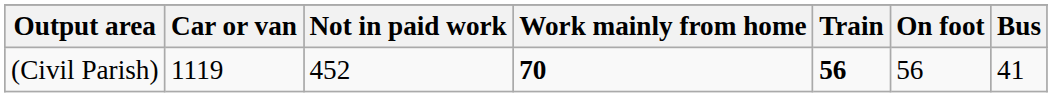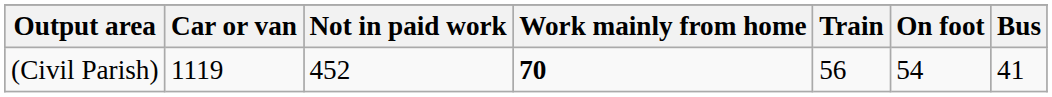(833, 69) bold -> (833, 69) normal
(910, 69) 56 -> (910, 69) 54
